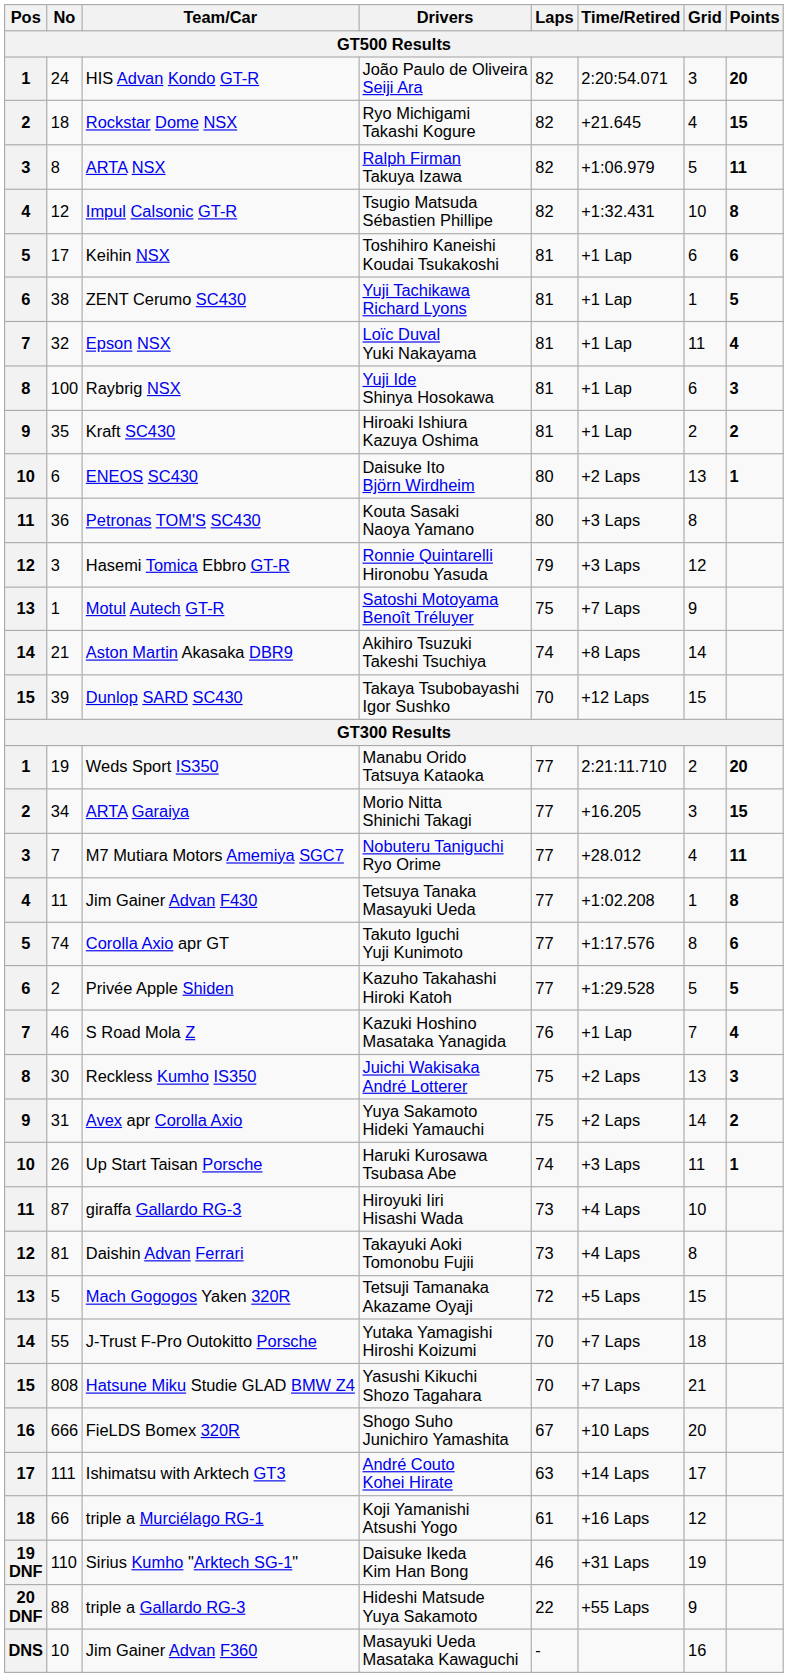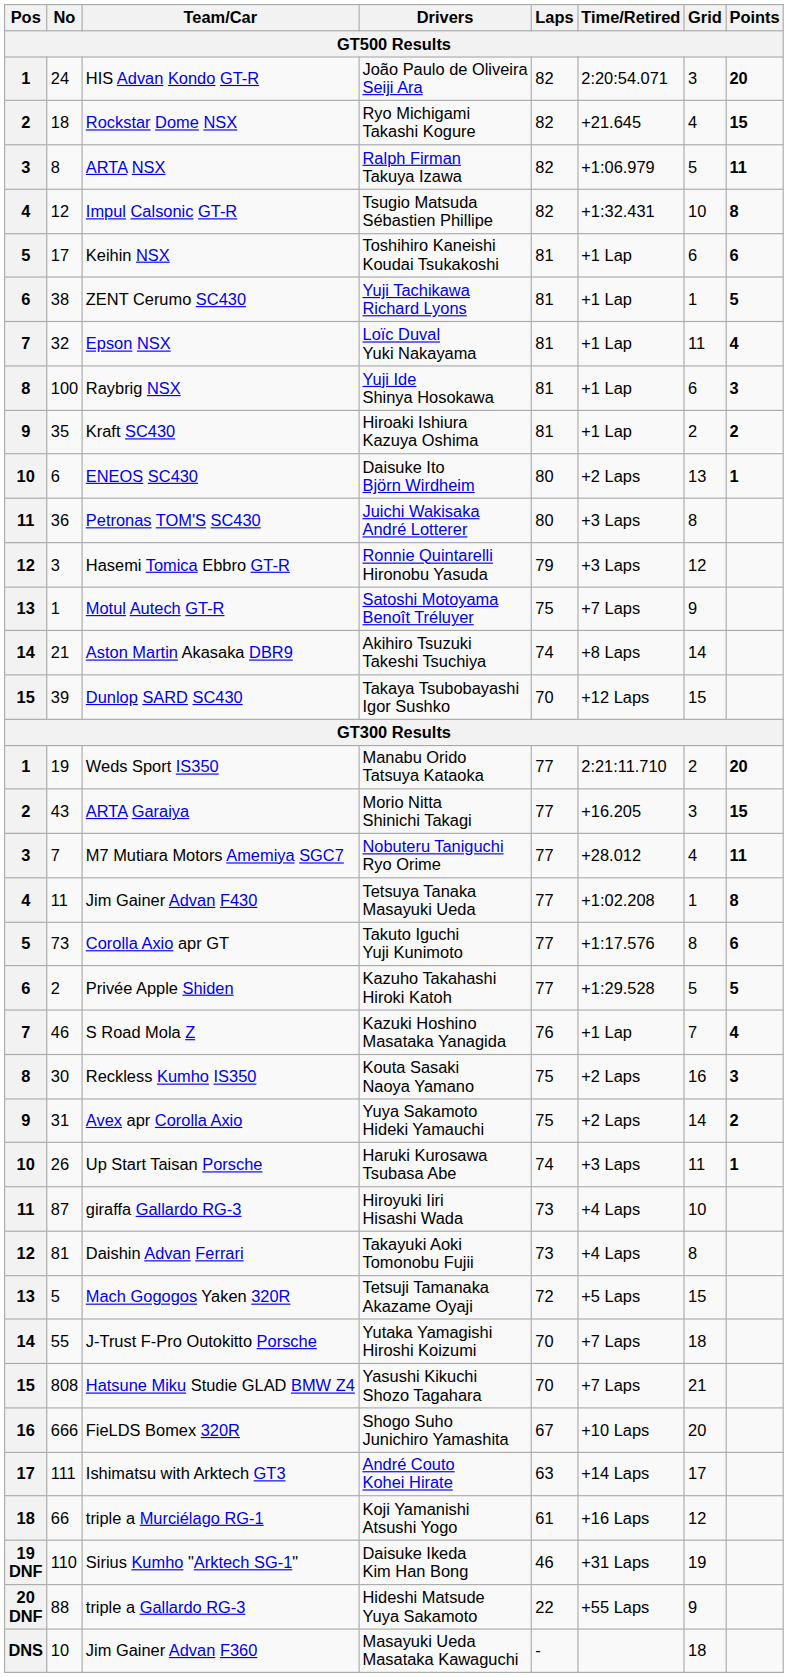(418, 521) Kouta Sasaki Naoya Yamano -> (421, 521) Juichi Wakisaka André Lotterer
(60, 812) 34 -> (60, 812) 43
(60, 944) 74 -> (60, 944) 73
(421, 1077) Juichi Wakisaka André Lotterer -> (418, 1077) Kouta Sasaki Naoya Yamano
(697, 1077) 13 -> (697, 1077) 16
(697, 1651) 16 -> (697, 1651) 18
